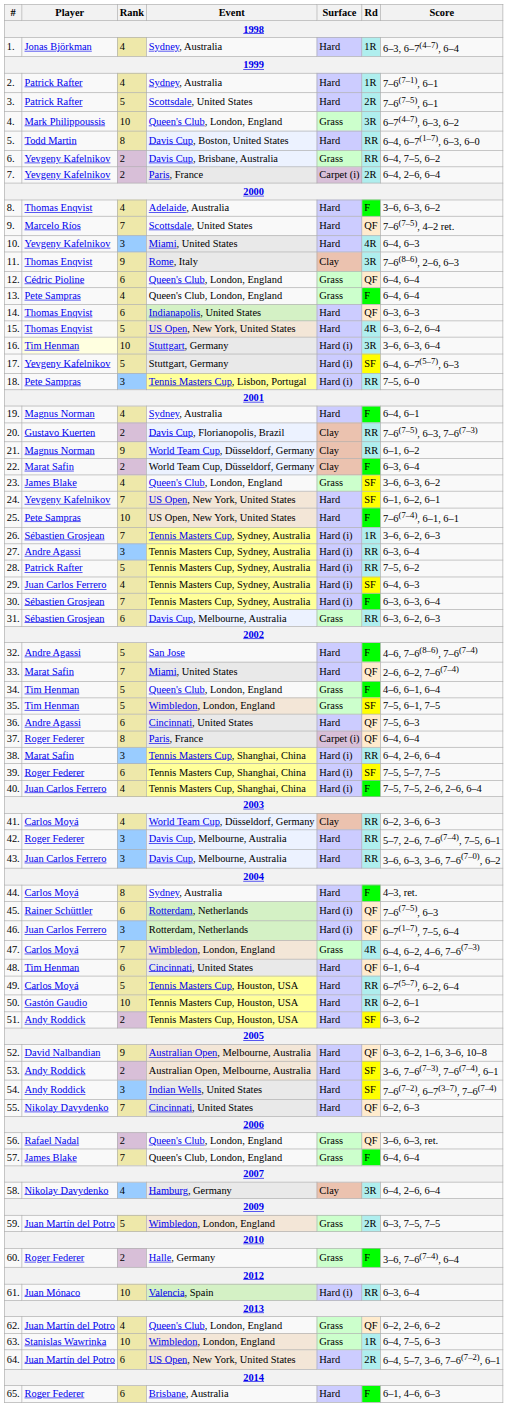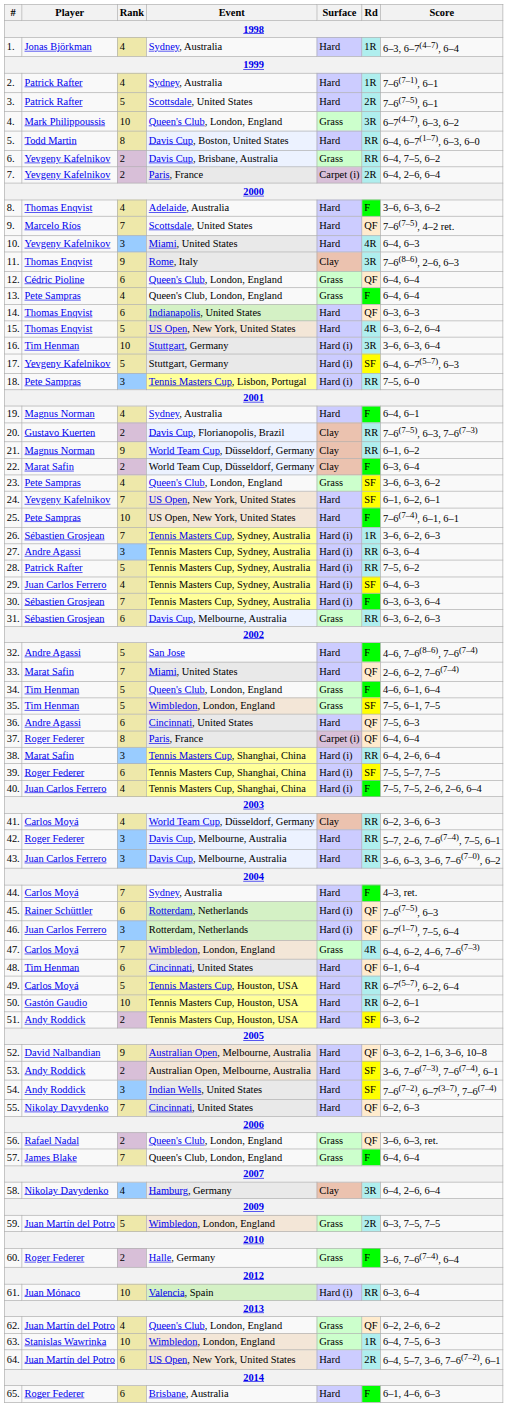(52, 345) lightyellow background -> (52, 345) no background
(51, 483) James Blake -> (53, 483) Pete Sampras
(122, 893) 8 -> (122, 893) 7
